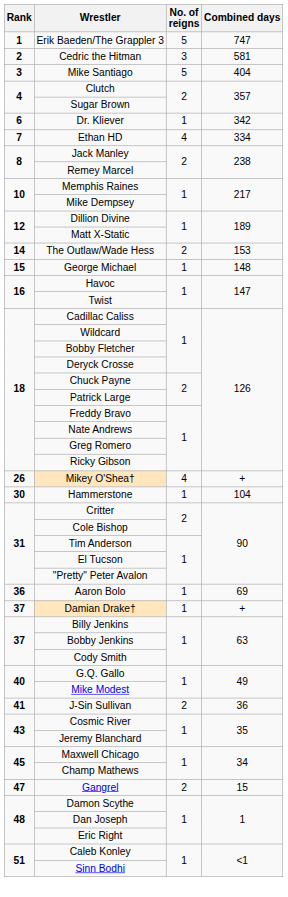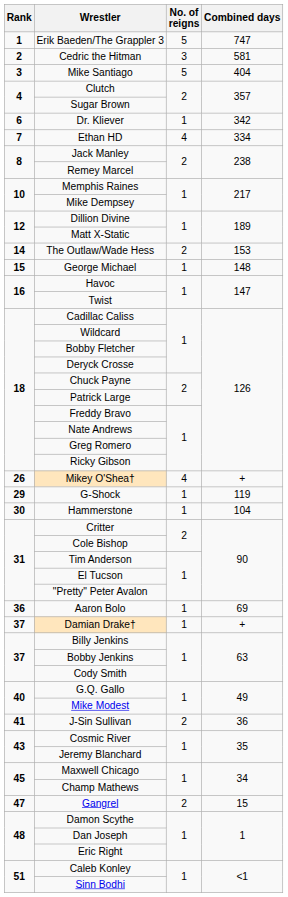+ row: (100, 495)
